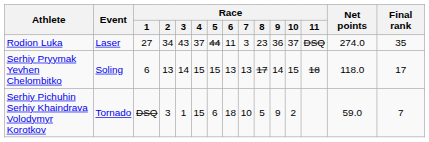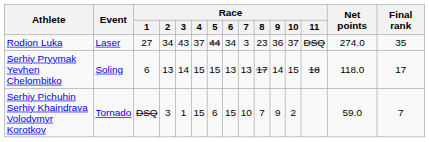(231, 43) 11 -> (231, 43) 34
(231, 113) 18 -> (231, 113) 15
(262, 113) 5 -> (262, 113) 7
